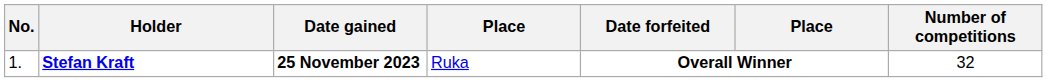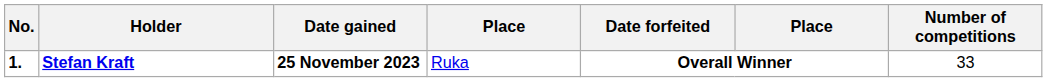(15, 62) normal -> (15, 62) bold
(965, 62) 32 -> (965, 62) 33
